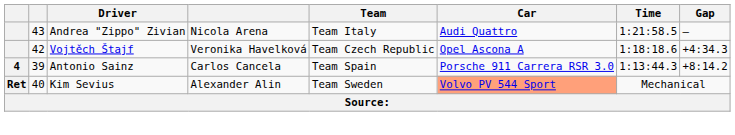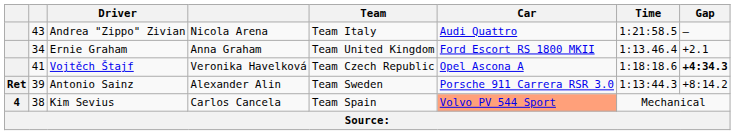+ row: (89, 49)
(38, 49) 42 -> (38, 67) 41
(705, 49) normal -> (705, 67) bold
(17, 67) 4 -> (17, 85) Ret
(236, 67) Carlos Cancela -> (236, 85) Alexander Alin
(344, 67) Team Spain -> (347, 85) Team Sweden
(17, 85) Ret -> (17, 103) 4
(38, 85) 40 -> (38, 103) 38
(236, 85) Alexander Alin -> (236, 103) Carlos Cancela
(347, 85) Team Sweden -> (344, 103) Team Spain
